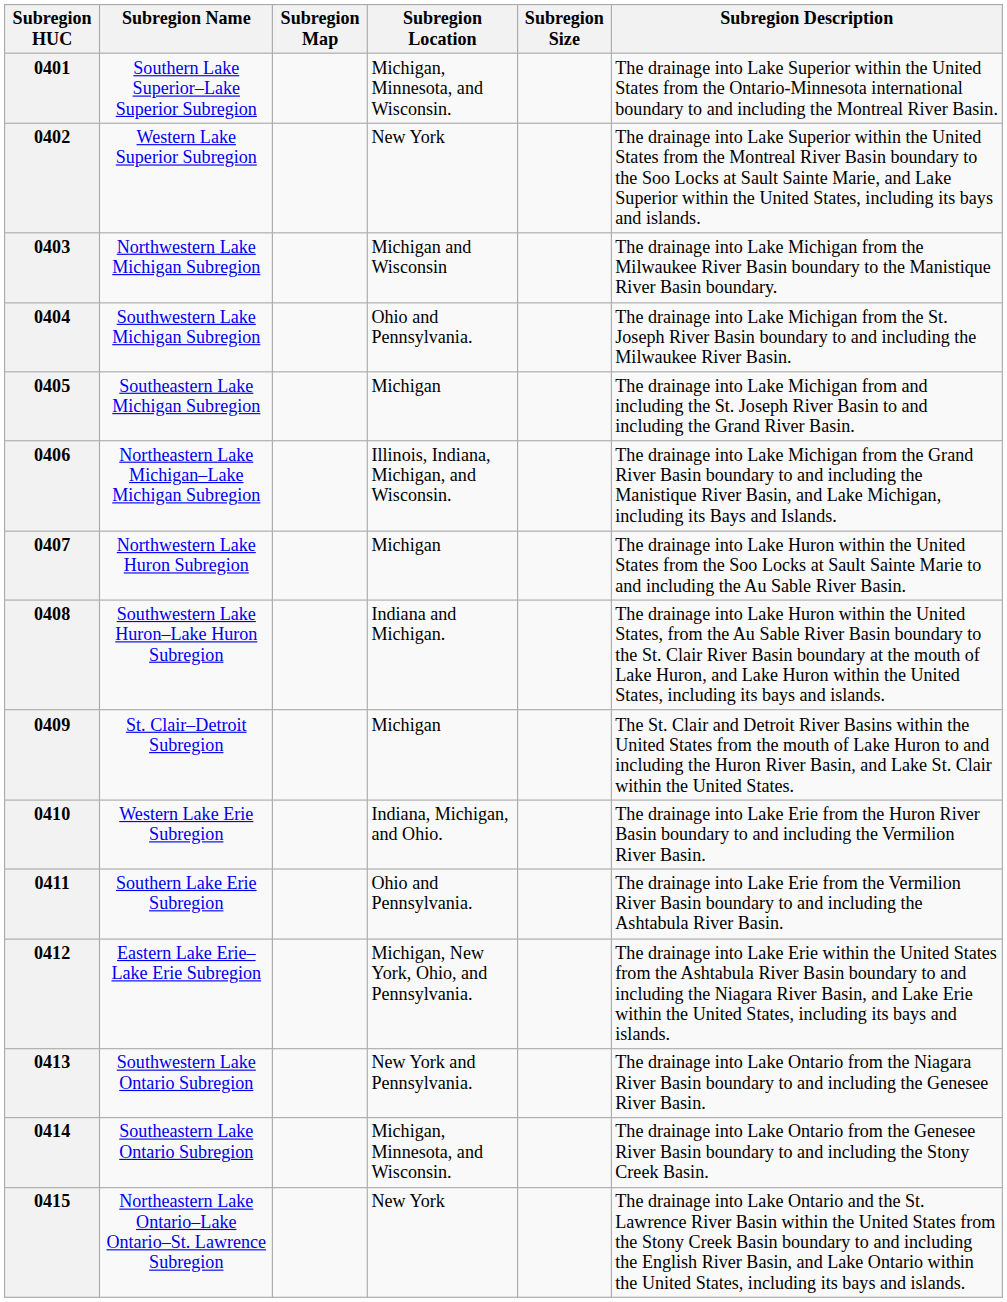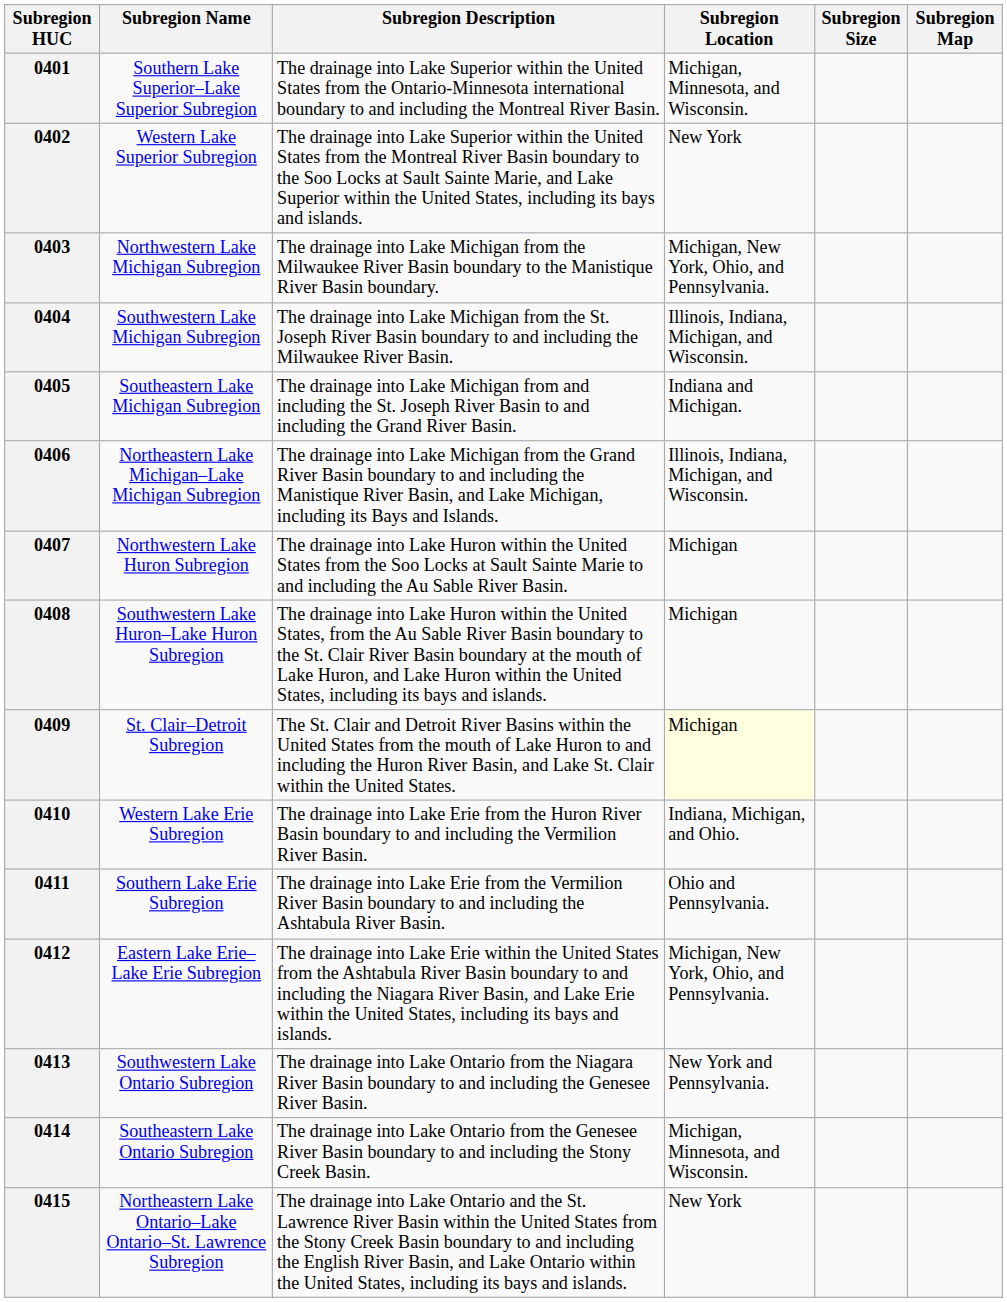columns swapped: (807, 18) <-> (320, 29)
(421, 257) Michigan and Wisconsin -> (726, 267) Michigan, New York, Ohio, and Pennsylvania.
(422, 326) Ohio and Pennsylvania. -> (728, 336) Illinois, Indiana, Michigan, and Wisconsin.
(406, 385) Michigan -> (711, 396) Indiana and Michigan.
(414, 624) Indiana and Michigan. -> (703, 614) Michigan
(406, 724) no background -> (703, 724) lightyellow background
